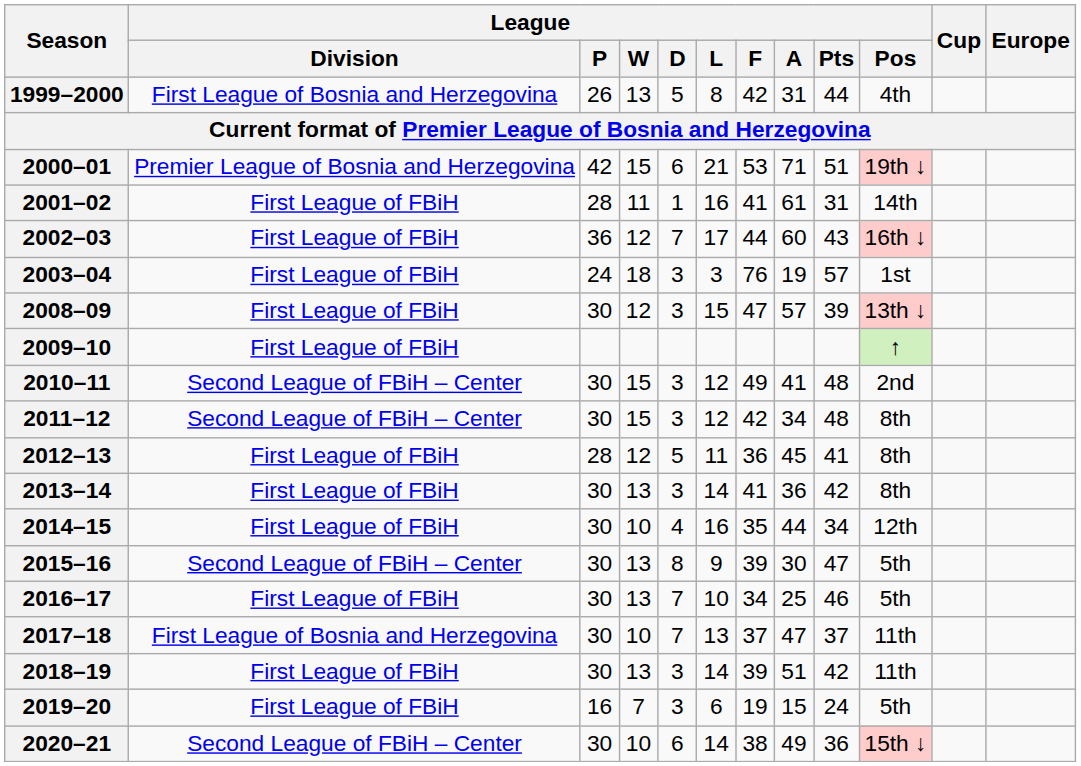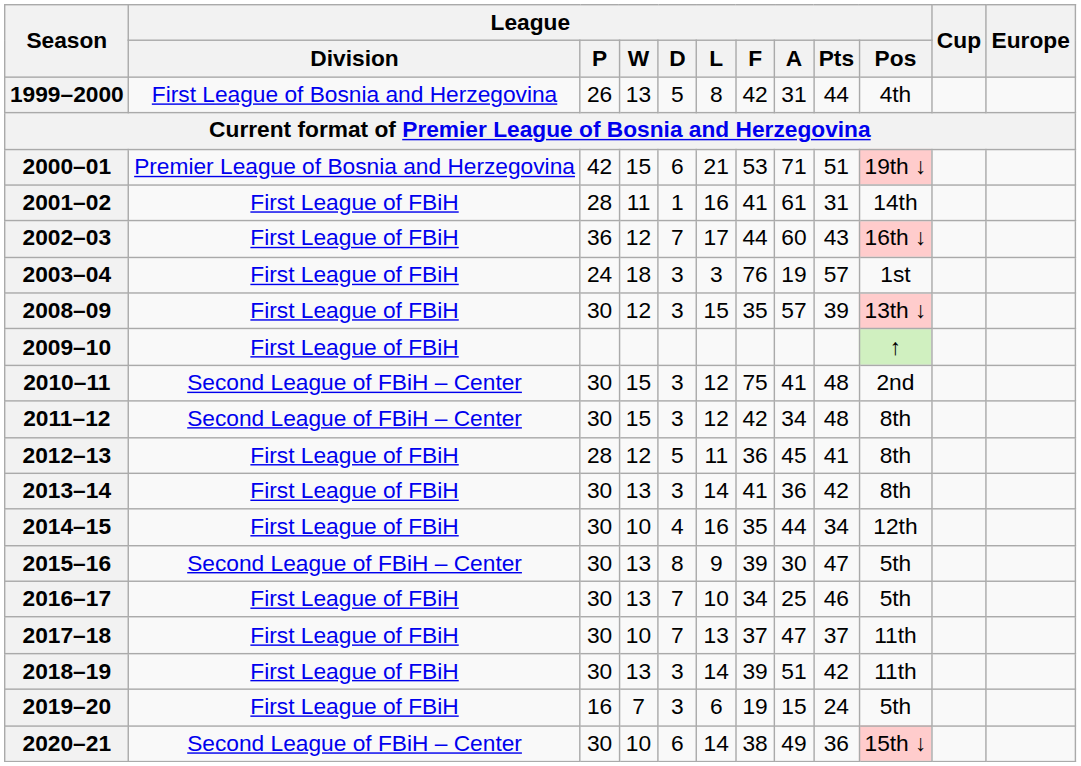(755, 310) 47 -> (755, 310) 35
(755, 382) 49 -> (755, 382) 75
(355, 635) First League of Bosnia and Herzegovina -> (355, 635) First League of FBiH
